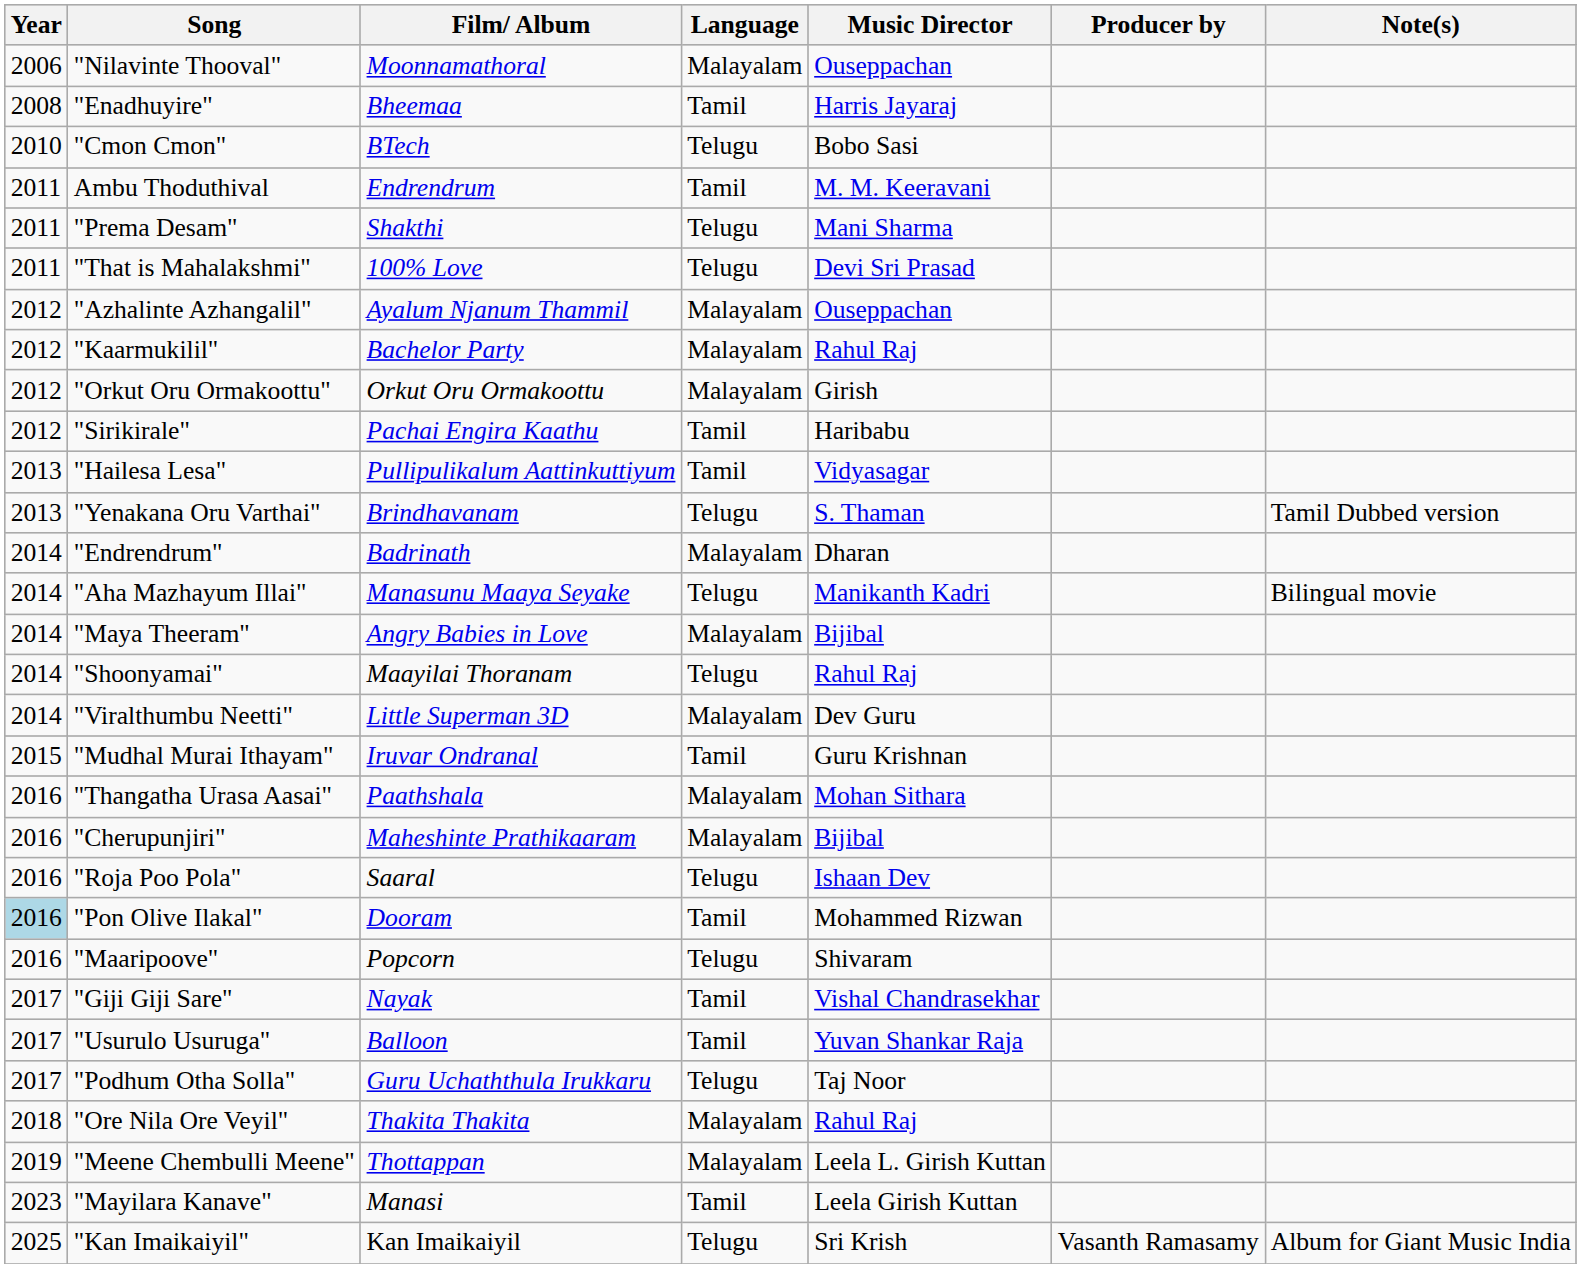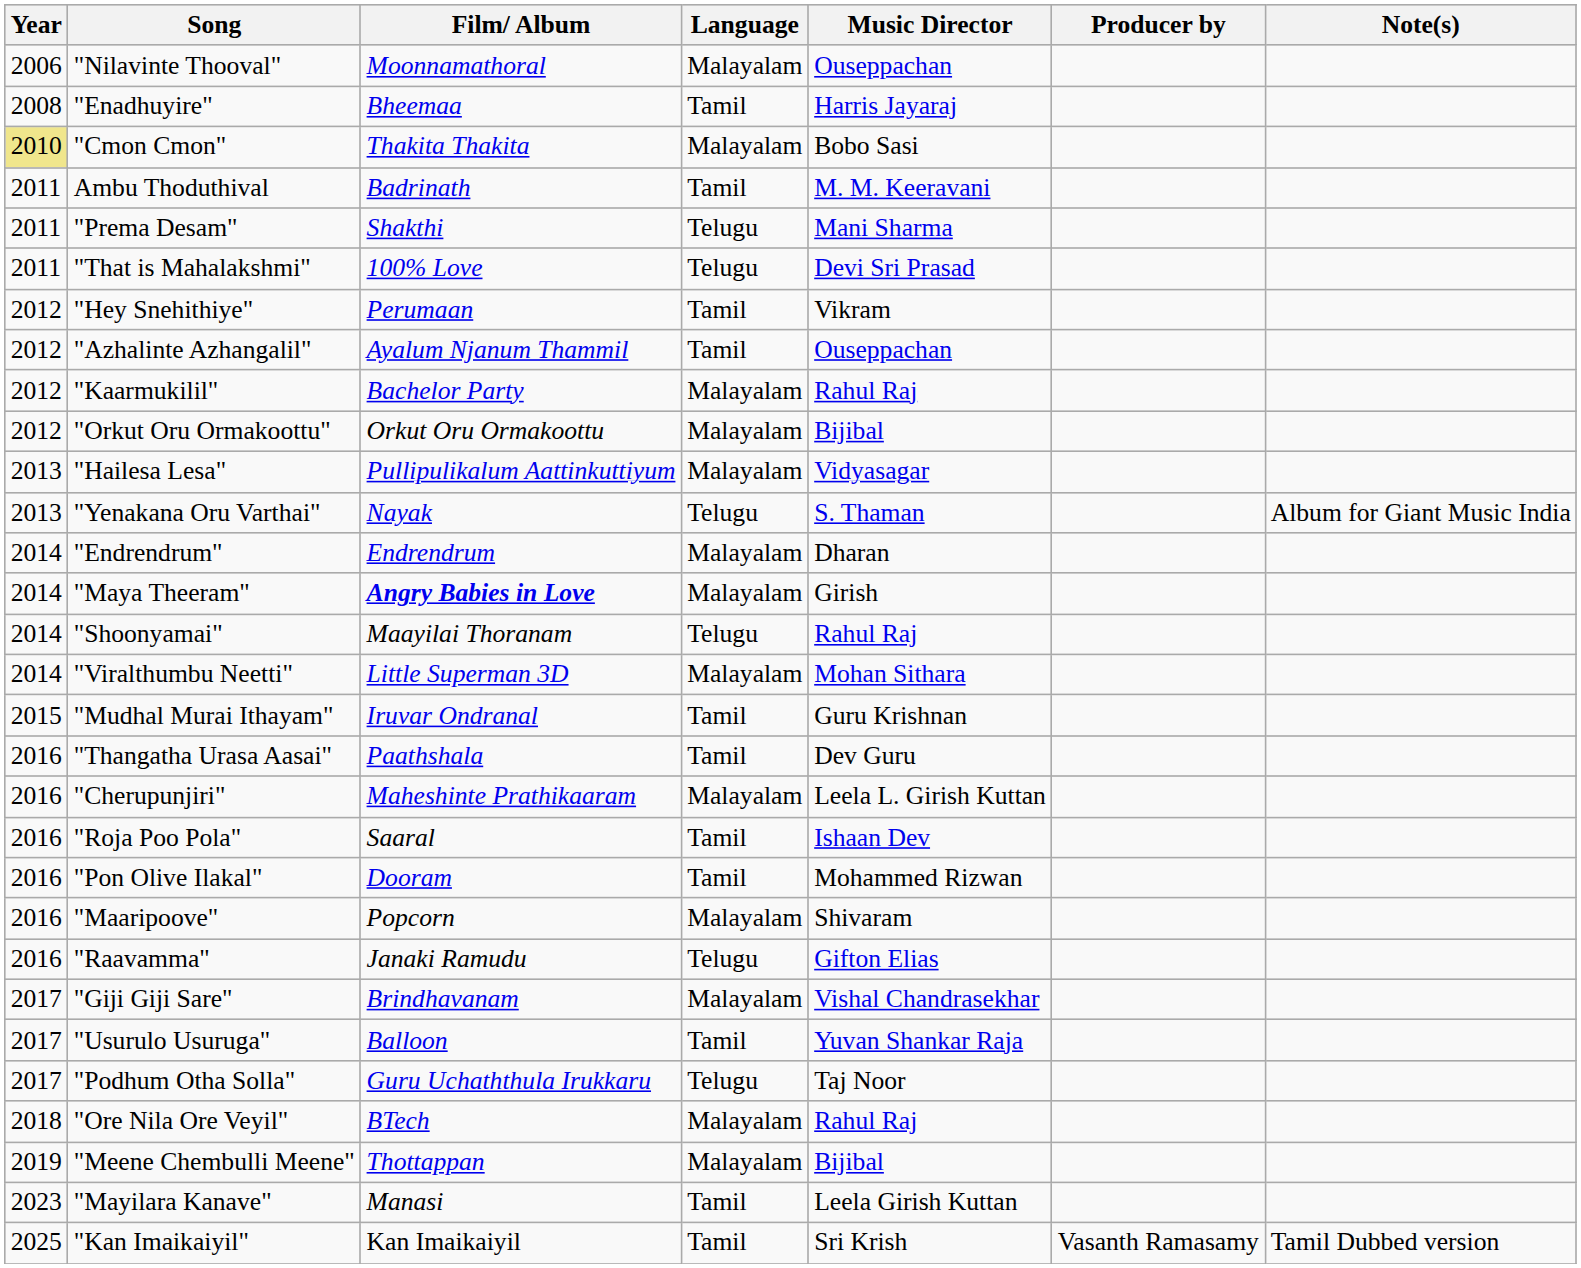(36, 146) no background -> (36, 146) khaki background
(398, 146) BTech -> (448, 146) Thakita Thakita
(723, 146) Telugu -> (745, 146) Malayalam
(431, 187) Endrendrum -> (419, 187) Badrinath
+ row: (163, 308)
(745, 308) Malayalam -> (717, 349) Tamil
(846, 390) Girish -> (849, 430) Bijibal
- row: (132, 430)
(717, 471) Tamil -> (745, 471) Malayalam
(443, 512) Brindhavanam -> (399, 512) Nayak
(1385, 512) Tamil Dubbed version -> (1421, 512) Album for Giant Music India
(419, 552) Badrinath -> (431, 552) Endrendrum
- row: (190, 593)
(477, 633) normal -> (481, 593) bold
(849, 633) Bijibal -> (846, 593) Girish
(865, 715) Dev Guru -> (890, 674) Mohan Sithara
(745, 796) Malayalam -> (717, 755) Tamil
(890, 796) Mohan Sithara -> (865, 755) Dev Guru
(849, 836) Bijibal -> (930, 796) Leela L. Girish Kuttan
(723, 877) Telugu -> (717, 836) Tamil
(36, 918) lightblue background -> (36, 877) no background
(723, 958) Telugu -> (745, 918) Malayalam
+ row: (142, 958)
(399, 999) Nayak -> (443, 999) Brindhavanam
(717, 999) Tamil -> (745, 999) Malayalam
(448, 1120) Thakita Thakita -> (398, 1120) BTech
(930, 1161) Leela L. Girish Kuttan -> (849, 1161) Bijibal
(723, 1242) Telugu -> (717, 1242) Tamil
(1421, 1242) Album for Giant Music India -> (1385, 1242) Tamil Dubbed version
